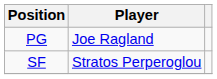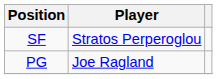rows swapped: (37, 39) <-> (37, 62)
